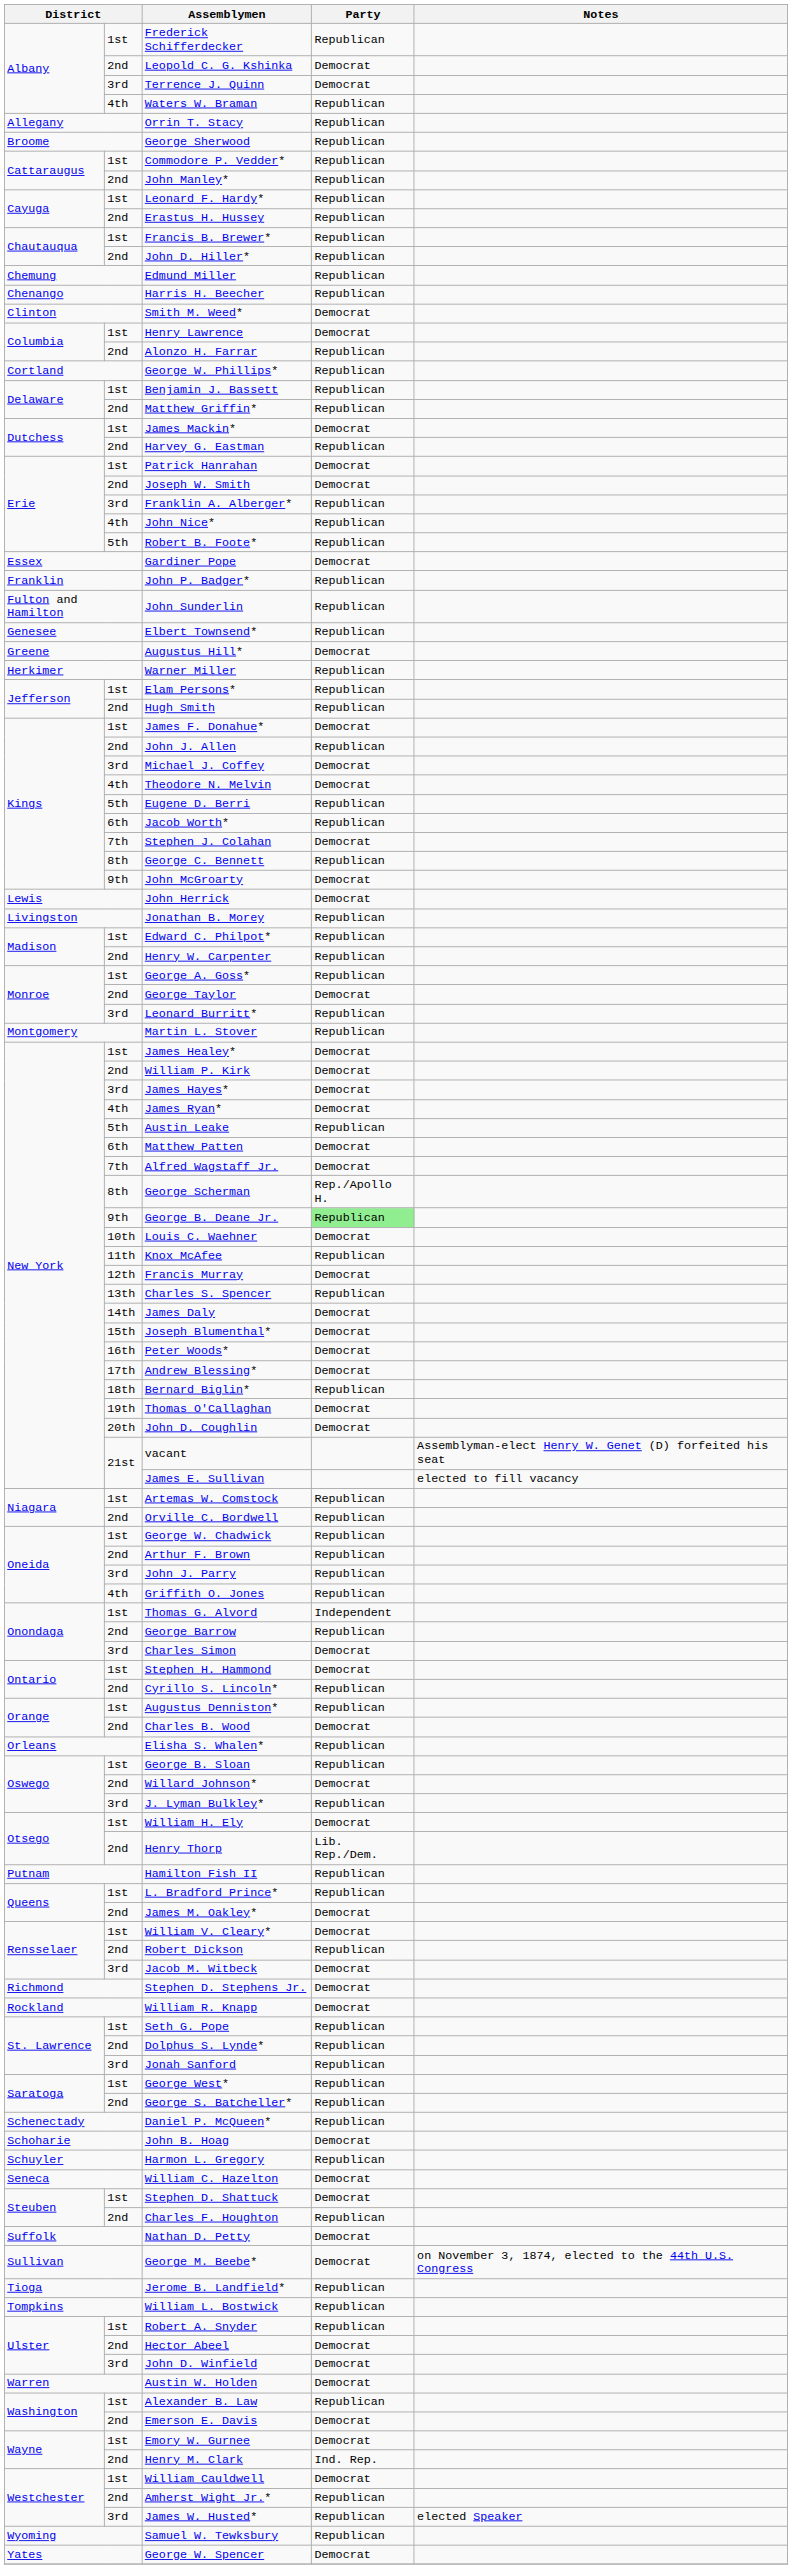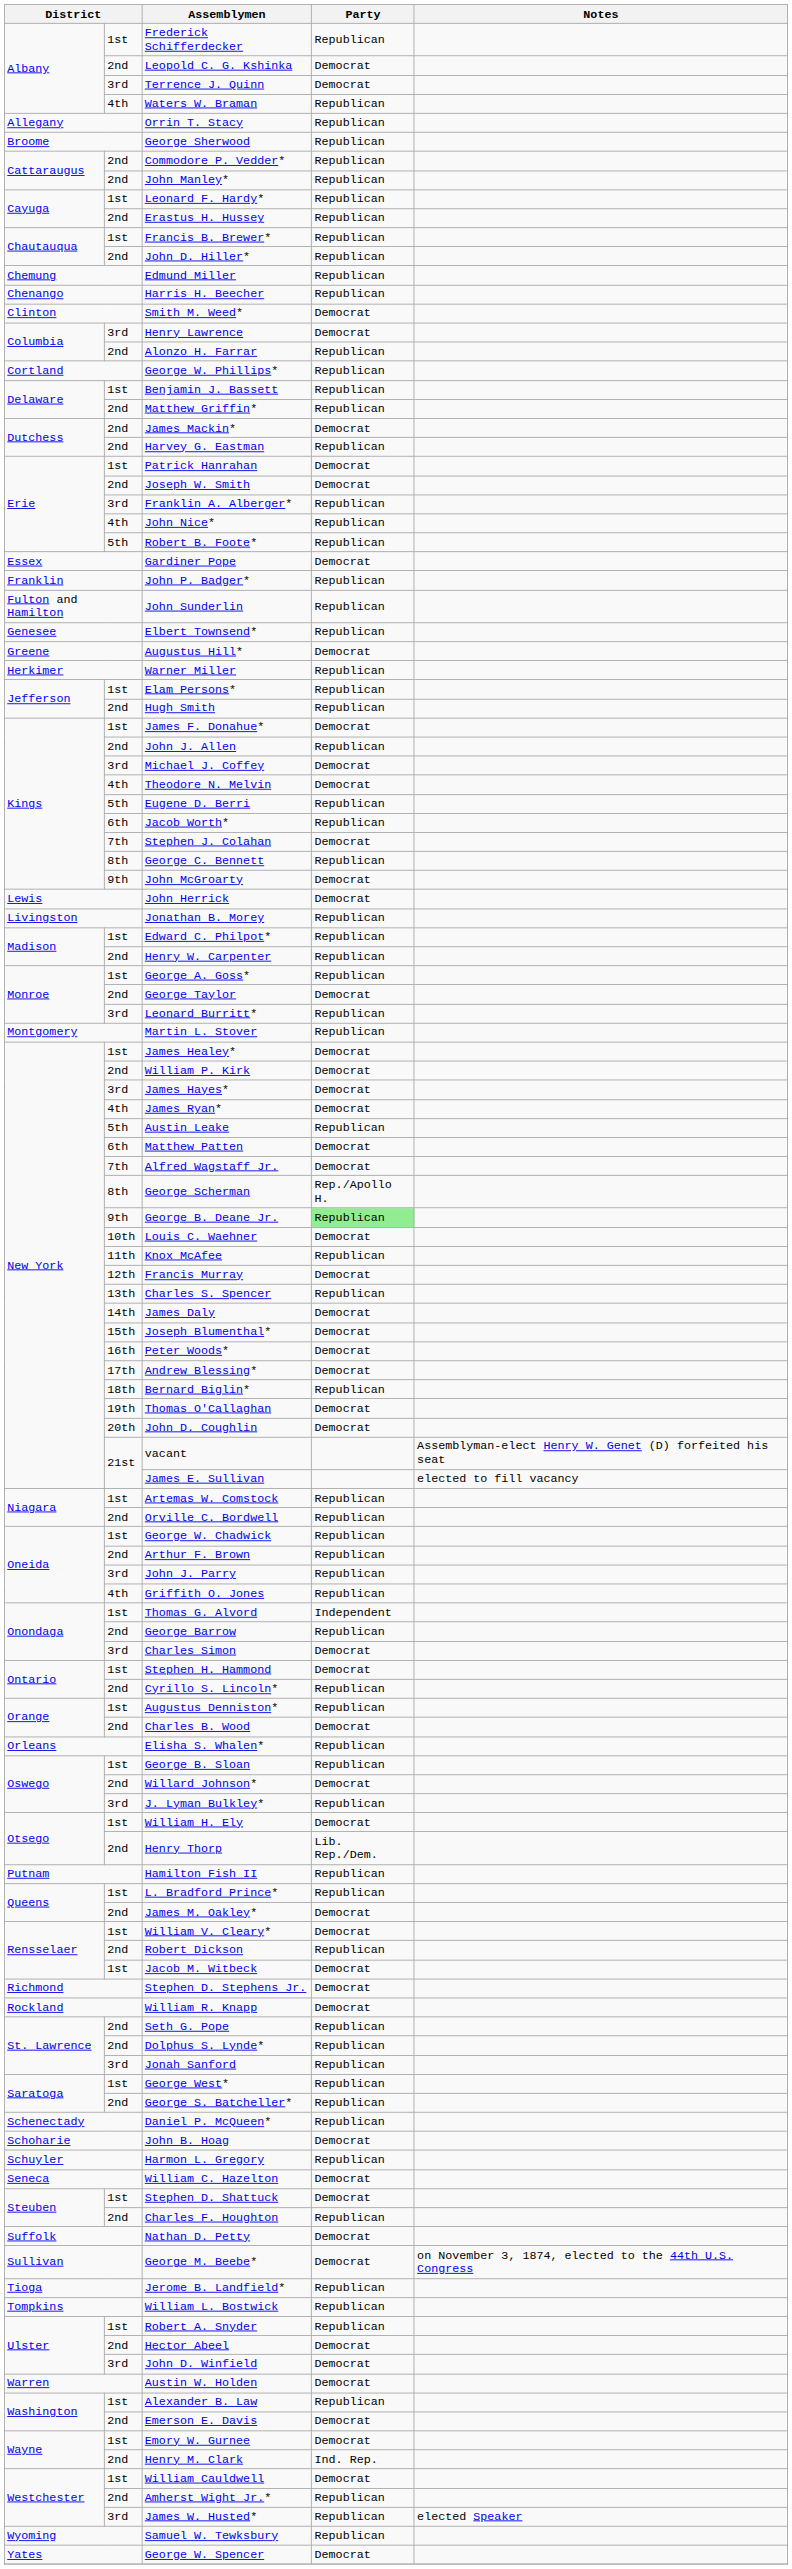(118, 161) 1st -> (118, 161) 2nd
(118, 333) 1st -> (118, 333) 3rd
(118, 428) 1st -> (118, 428) 2nd
(118, 1969) 3rd -> (118, 1969) 1st
(118, 2026) 1st -> (118, 2026) 2nd
